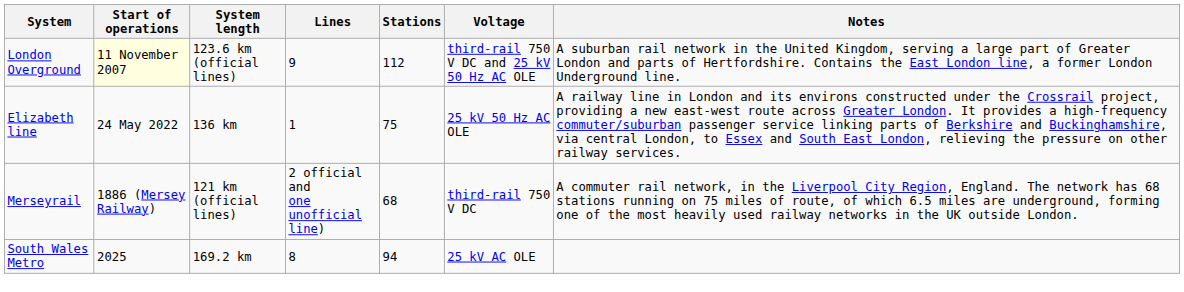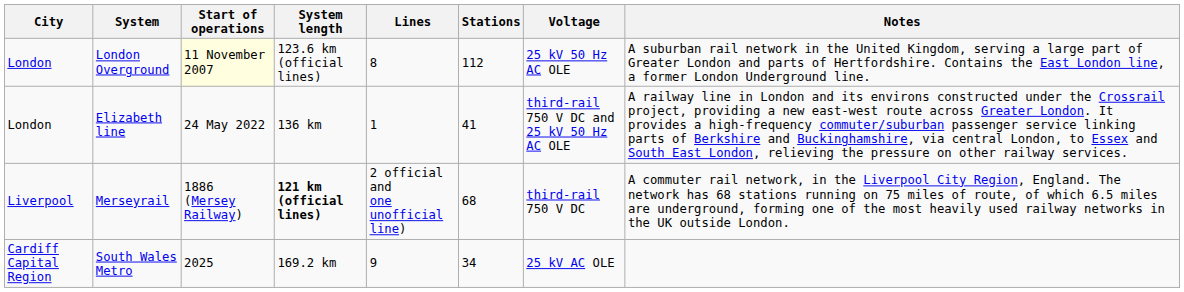+ column: (49, 21)
(292, 63) 9 -> (373, 63) 8
(499, 63) third-rail 750 V DC and 25 kV 50 Hz AC OLE -> (567, 63) 25 kV 50 Hz AC OLE
(390, 125) 75 -> (469, 125) 41
(499, 125) 25 kV 50 Hz AC OLE -> (570, 125) third-rail 750 V DC and 25 kV 50 Hz AC OLE
(226, 201) normal -> (310, 201) bold
(292, 256) 8 -> (373, 263) 9
(390, 256) 94 -> (469, 263) 34
